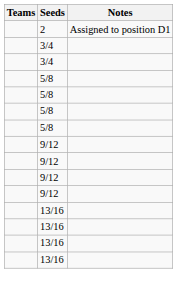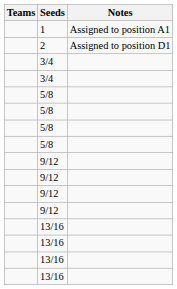+ row: (43, 29)
